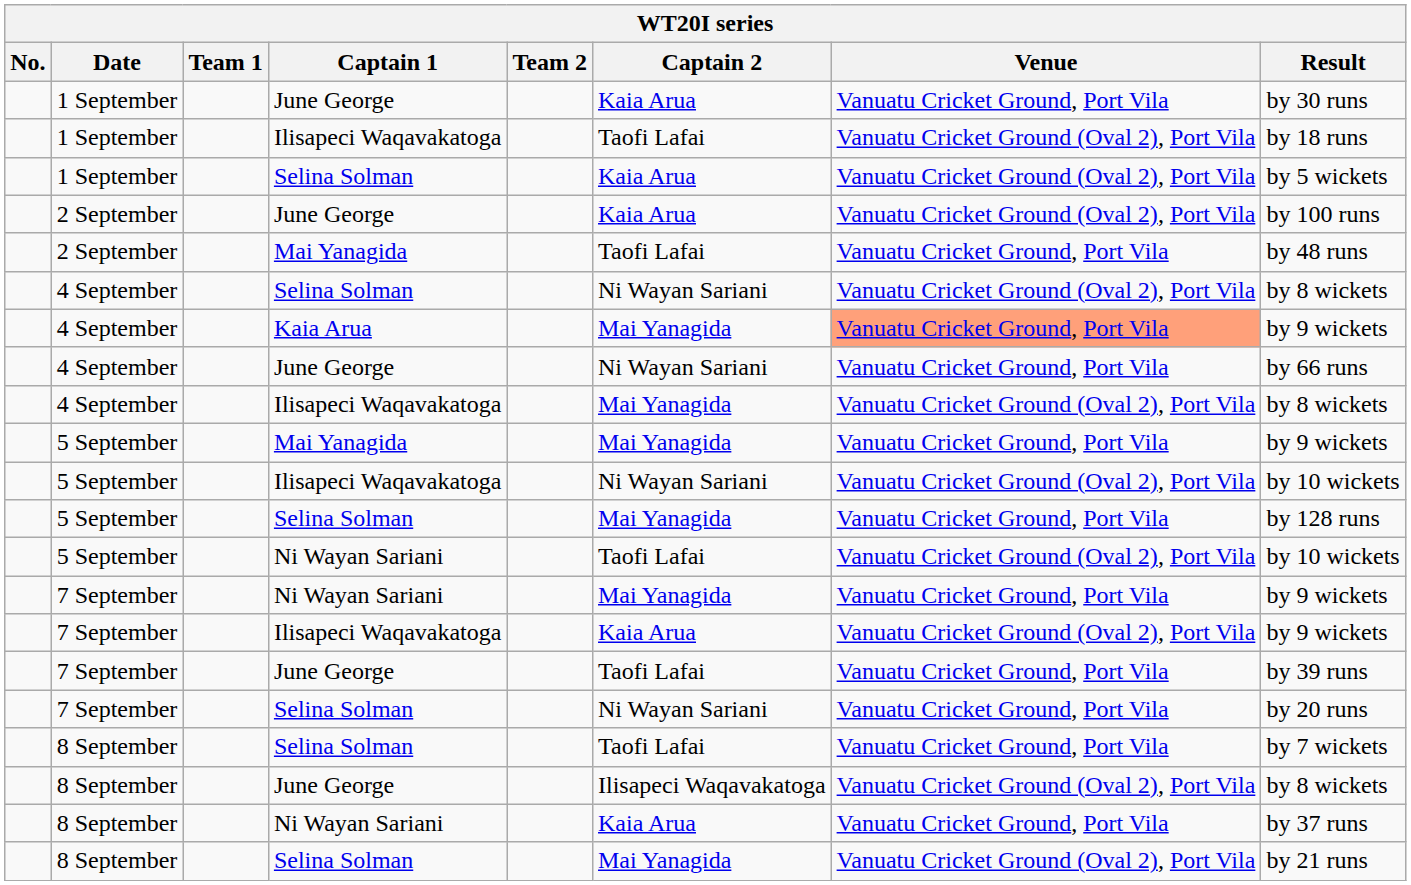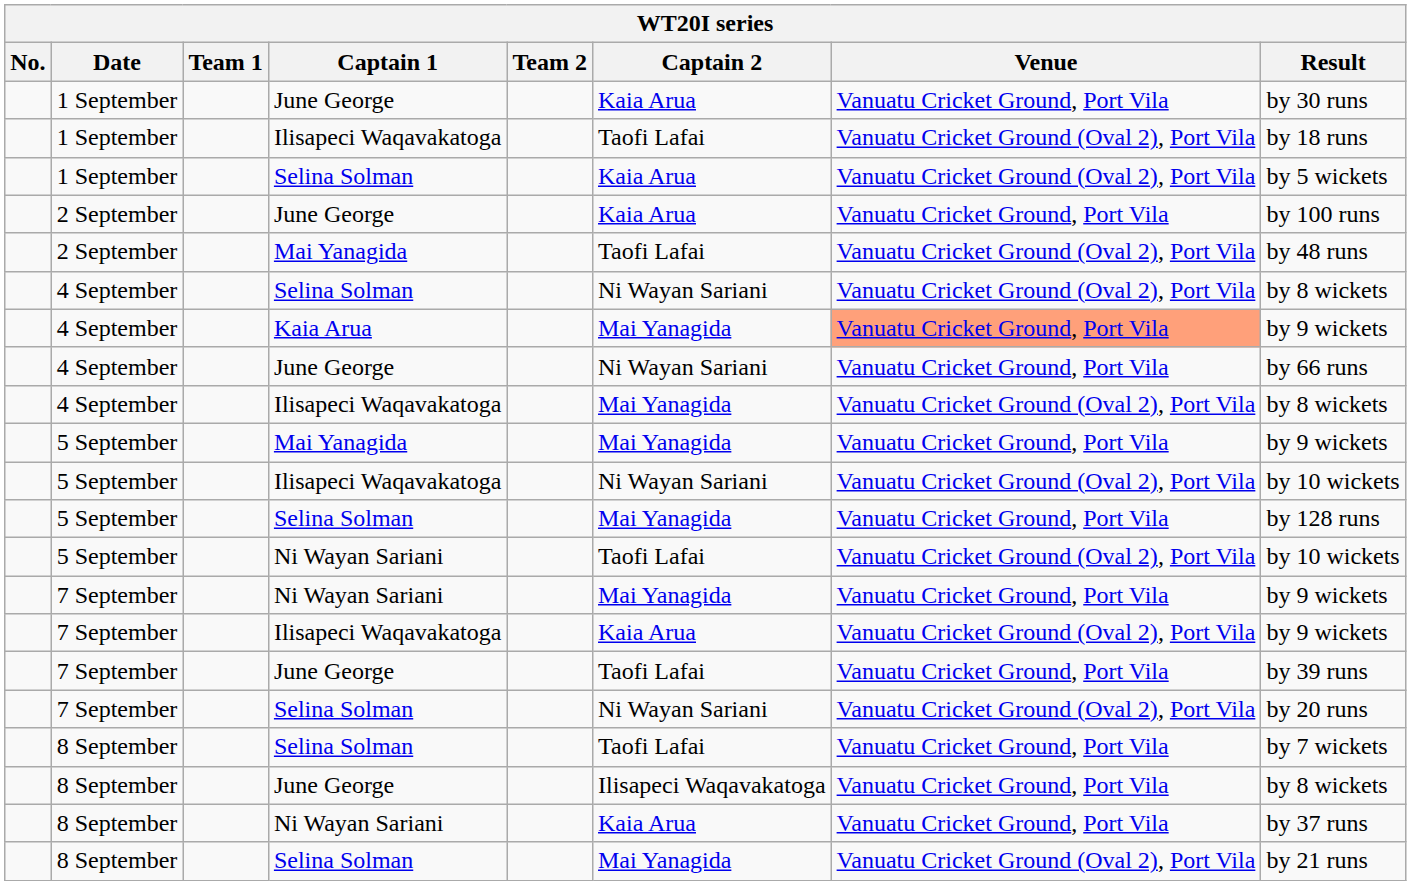(1046, 213) Vanuatu Cricket Ground (Oval 2), Port Vila -> (1003, 213) Vanuatu Cricket Ground, Port Vila
(1003, 251) Vanuatu Cricket Ground, Port Vila -> (1046, 251) Vanuatu Cricket Ground (Oval 2), Port Vila
(1003, 708) Vanuatu Cricket Ground, Port Vila -> (1046, 708) Vanuatu Cricket Ground (Oval 2), Port Vila
(1046, 784) Vanuatu Cricket Ground (Oval 2), Port Vila -> (1003, 784) Vanuatu Cricket Ground, Port Vila
